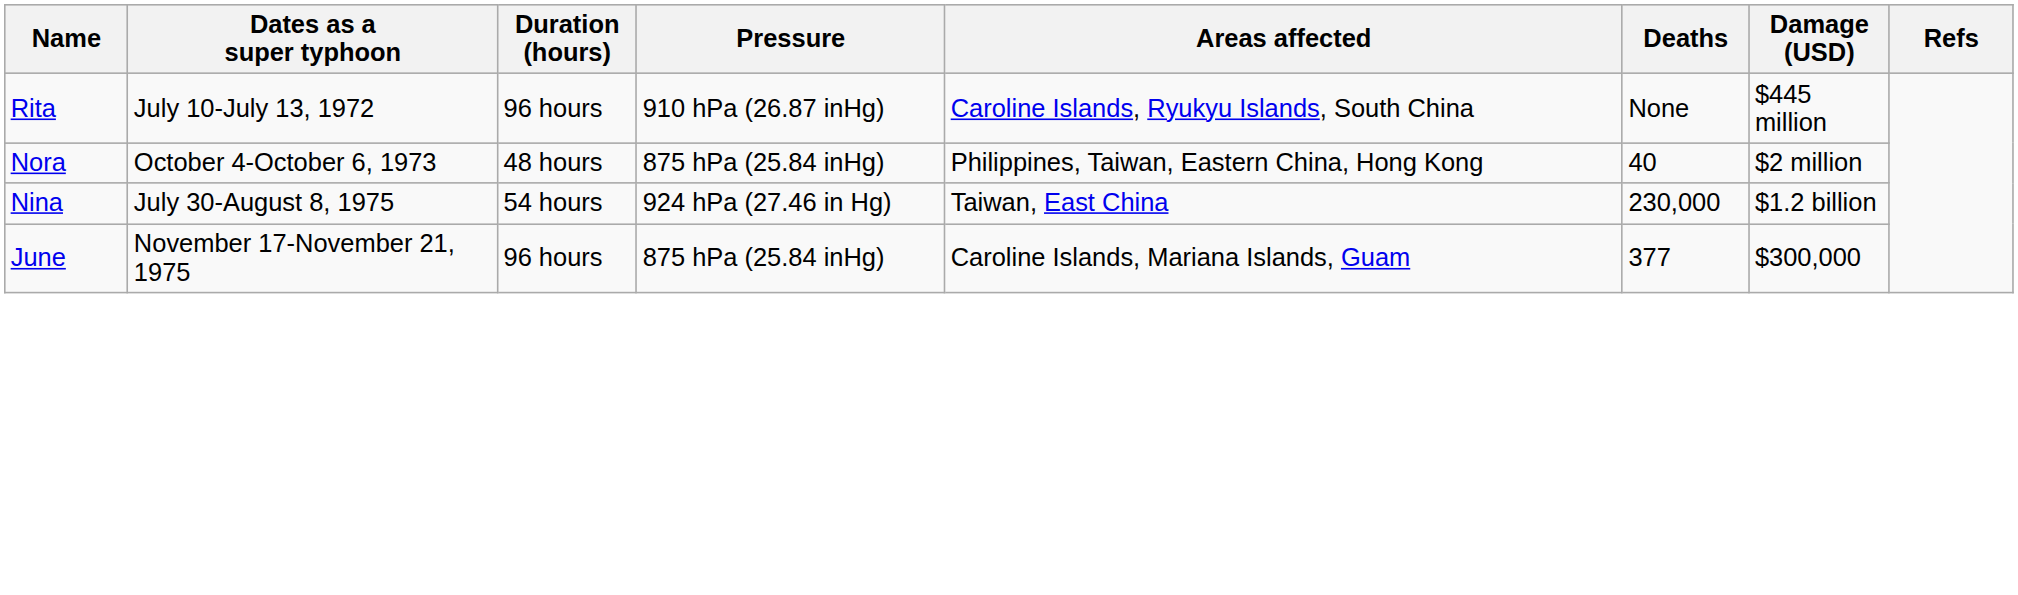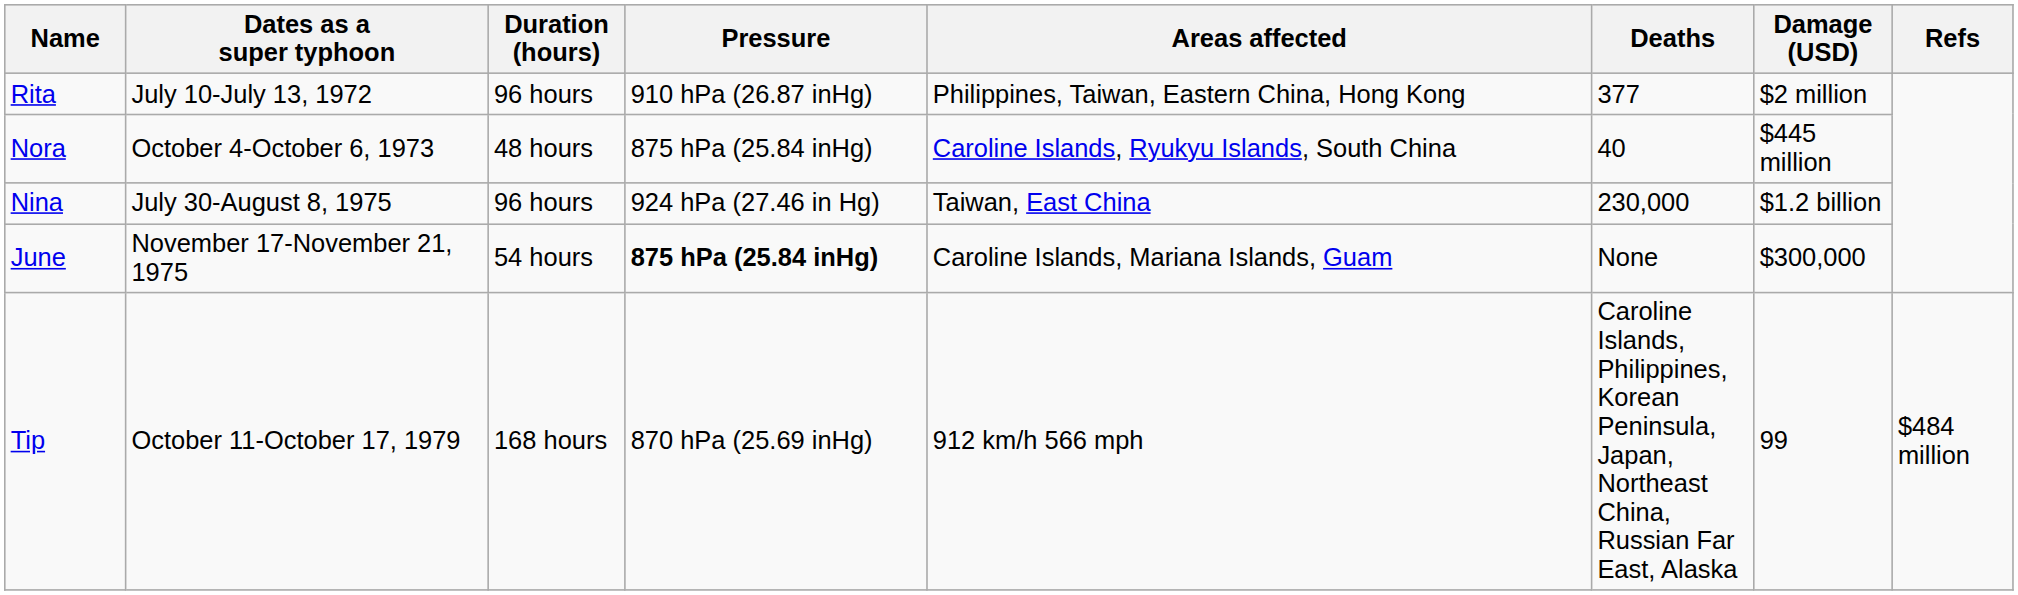(1212, 107) Caroline Islands, Ryukyu Islands, South China -> (1199, 93) Philippines, Taiwan, Eastern China, Hong Kong
(1659, 107) None -> (1619, 93) 377
(1791, 107) $445 million -> (1813, 93) $2 million
(1217, 162) Philippines, Taiwan, Eastern China, Hong Kong -> (1194, 148) Caroline Islands, Ryukyu Islands, South China
(1809, 162) $2 million -> (1796, 148) $445 million
(553, 202) 54 hours -> (543, 202) 96 hours
(553, 257) 96 hours -> (543, 257) 54 hours
(764, 257) normal -> (754, 257) bold
(1650, 257) 377 -> (1628, 257) None
+ row: (28, 441)
